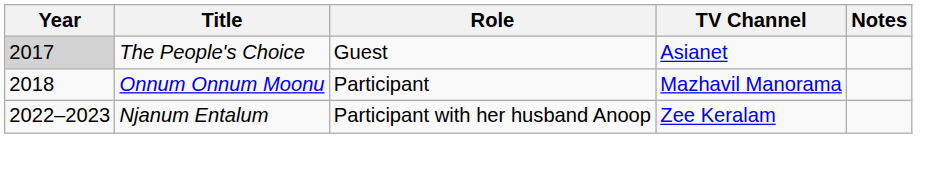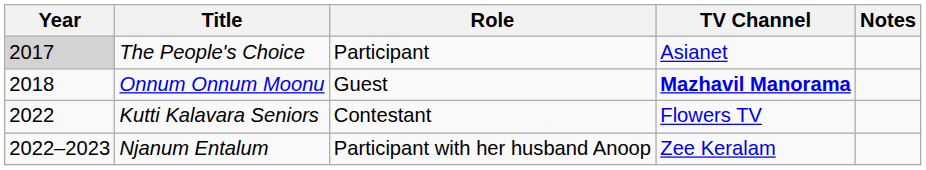(361, 52) Guest -> (381, 52) Participant
(381, 84) Participant -> (361, 84) Guest
(751, 84) normal -> (756, 84) bold
+ row: (219, 116)
